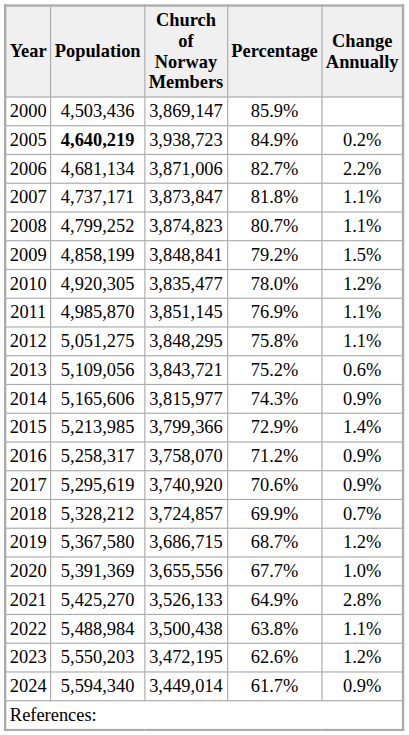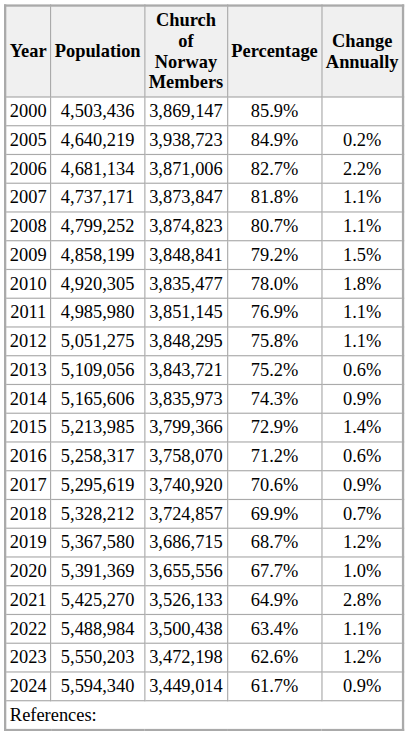(98, 140) bold -> (98, 140) normal
(362, 283) 1.2% -> (362, 283) 1.8%
(98, 312) 4,985,870 -> (98, 312) 4,985,980
(186, 398) 3,815,977 -> (186, 398) 3,835,973
(362, 456) 0.9% -> (362, 456) 0.6%
(275, 628) 63.8% -> (275, 628) 63.4%
(186, 657) 3,472,195 -> (186, 657) 3,472,198
